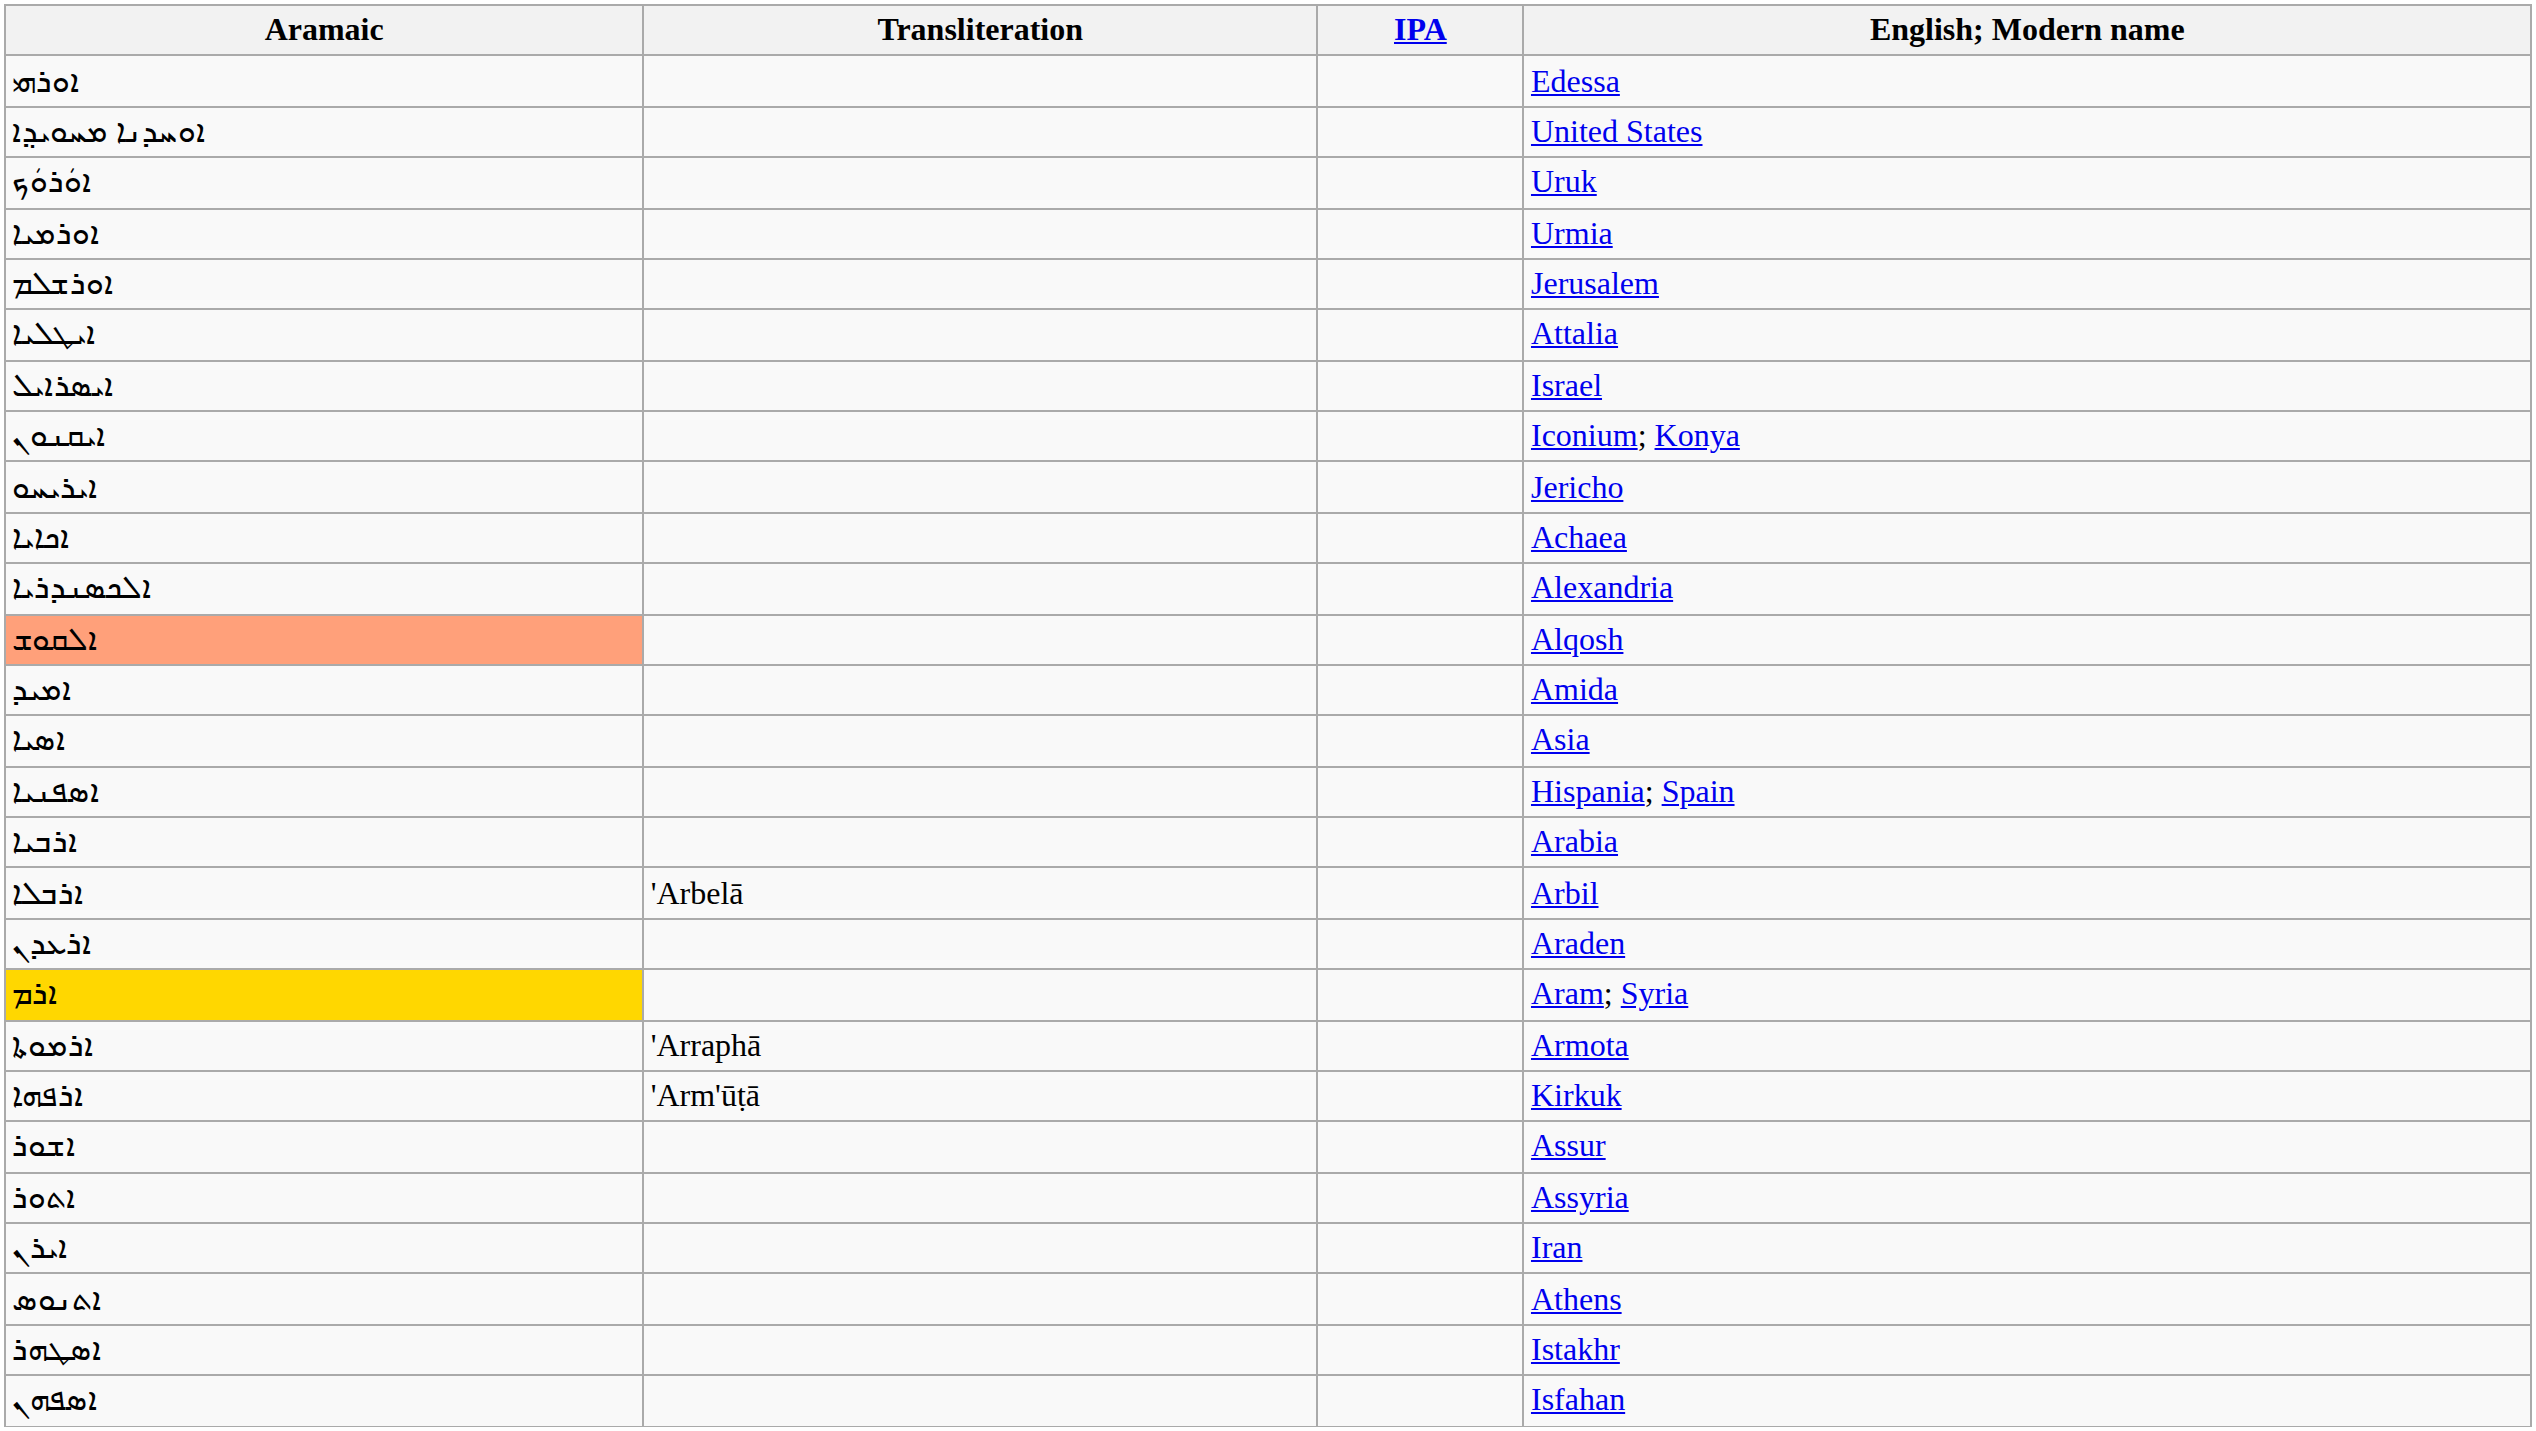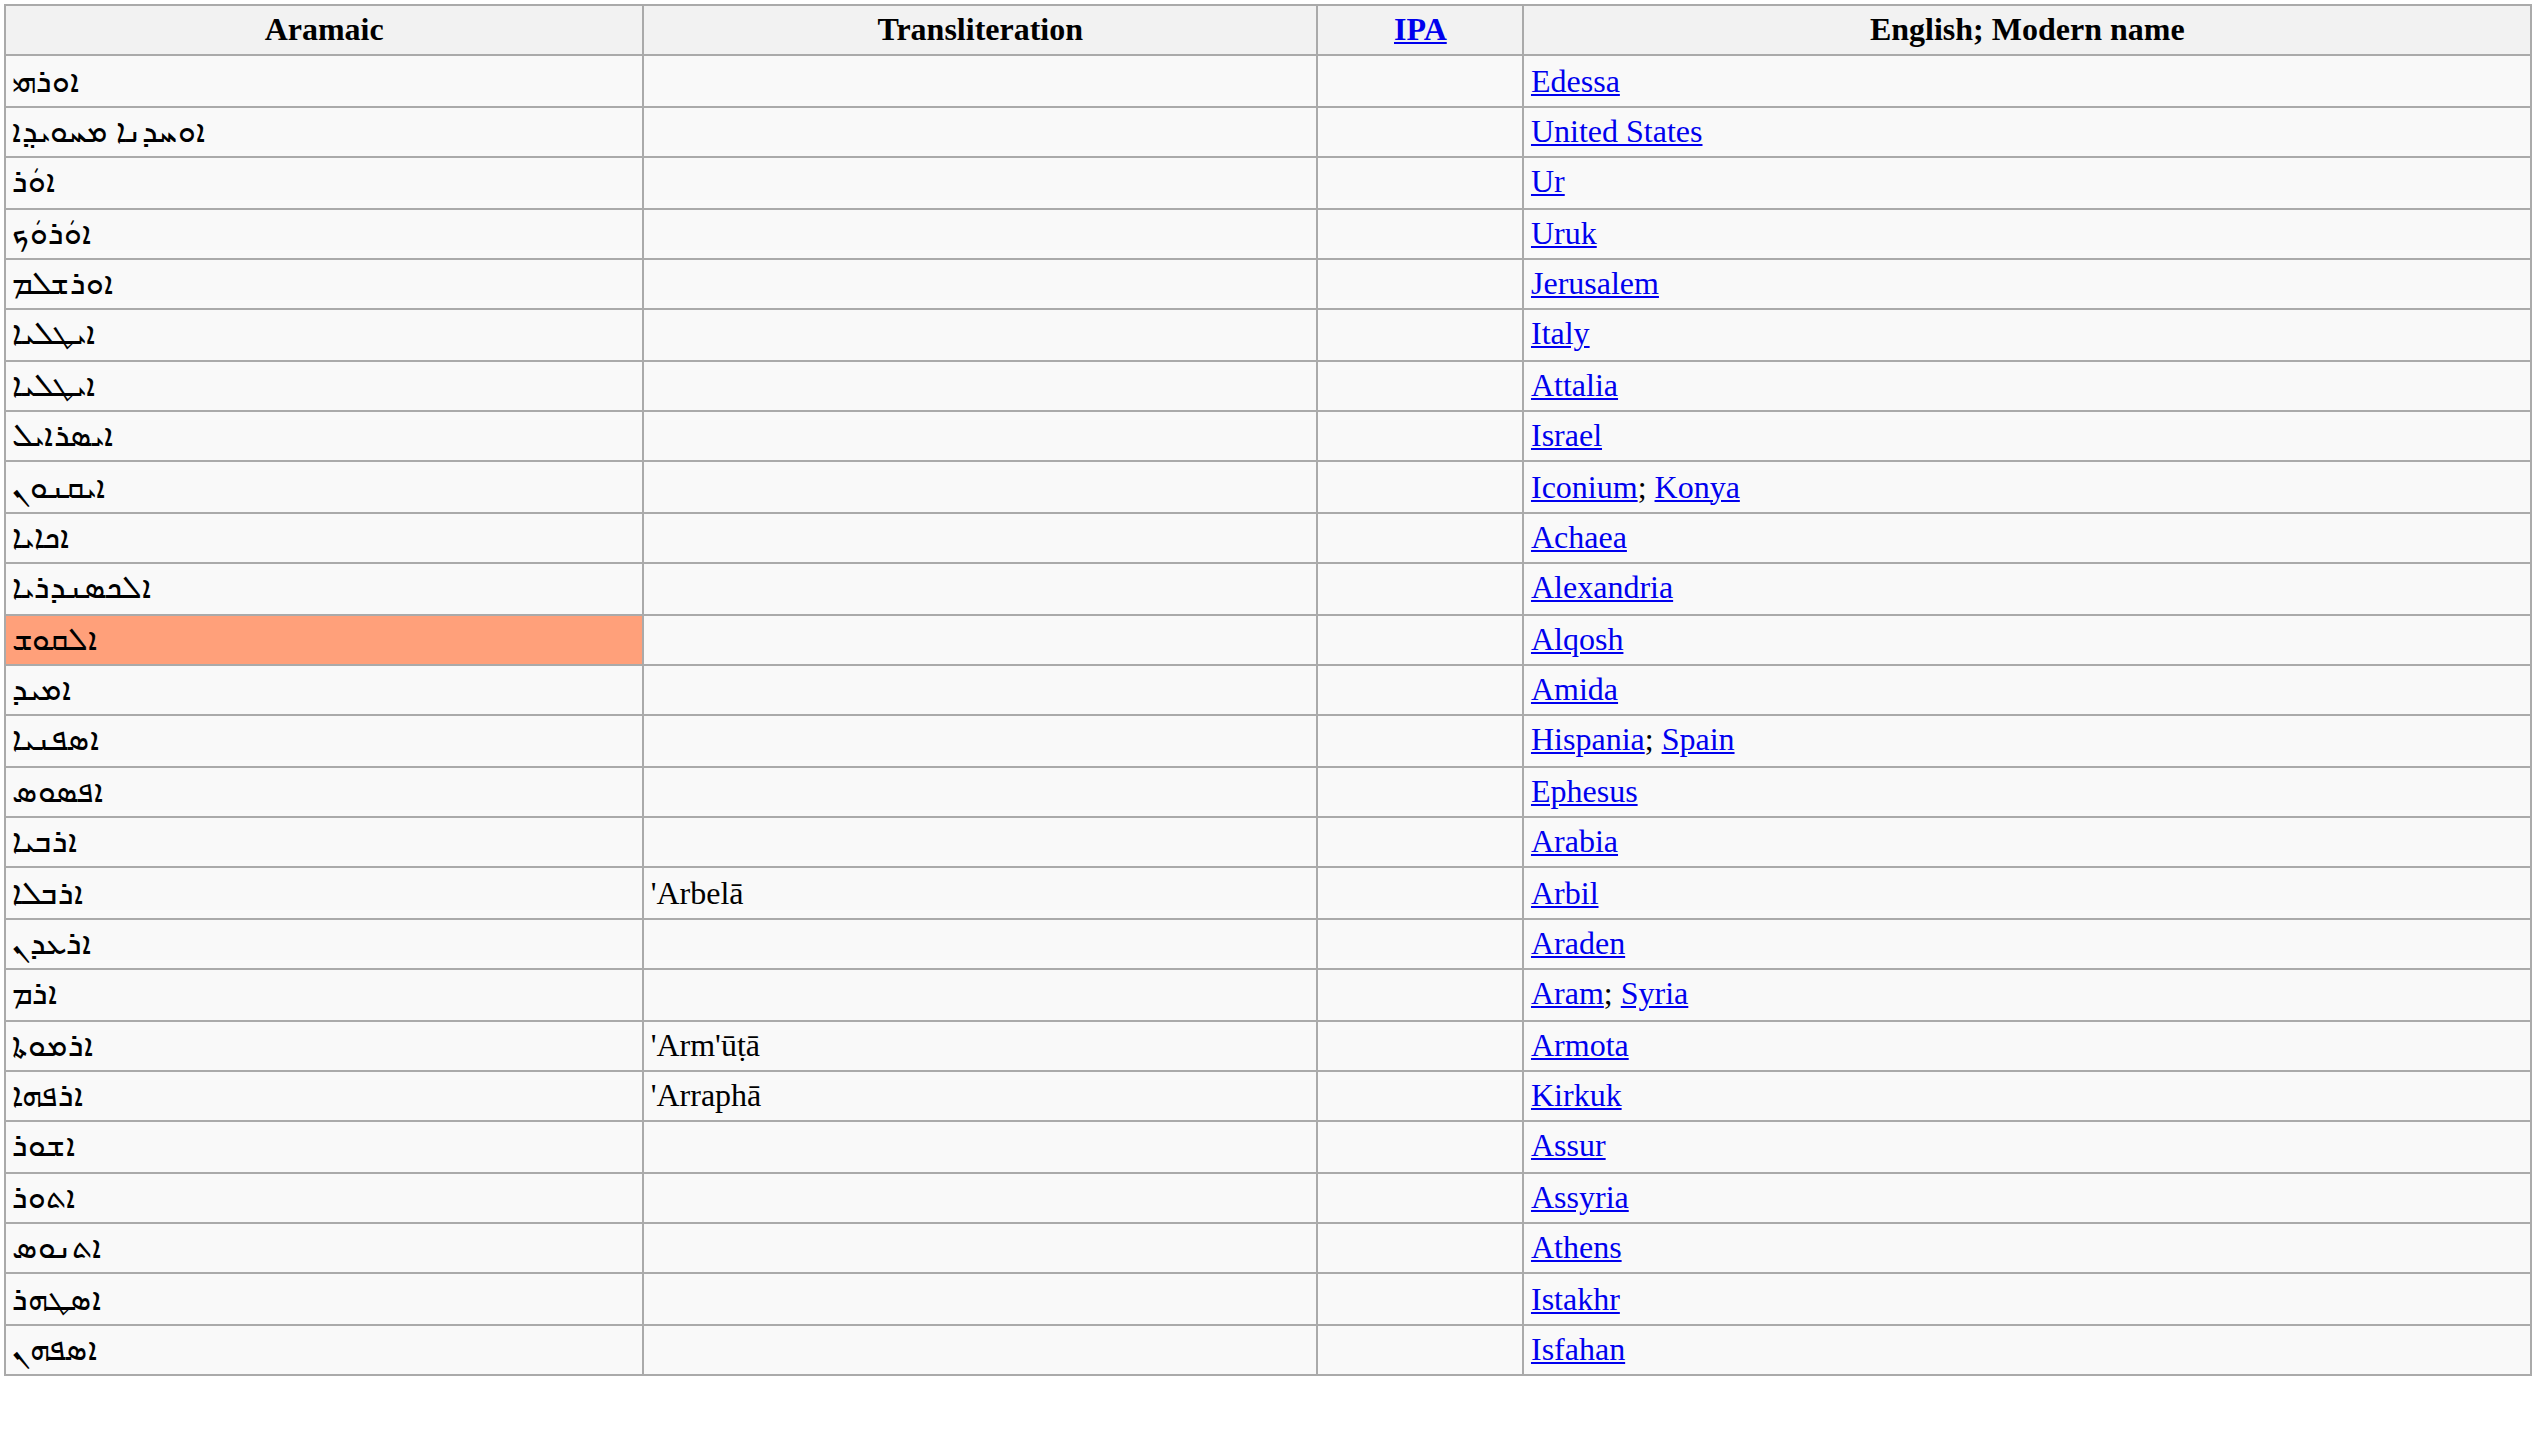+ row: (1548, 182)
- row: (1572, 232)
+ row: (1560, 334)
- row: (1577, 486)
- row: (1560, 740)
+ row: (1584, 791)
(35, 994) gold background -> (35, 994) no background
(706, 1044) 'Arraphā -> (705, 1044) 'Arm'ūṭā
(705, 1095) 'Arm'ūṭā -> (706, 1095) 'Arraphā
- row: (1557, 1247)
